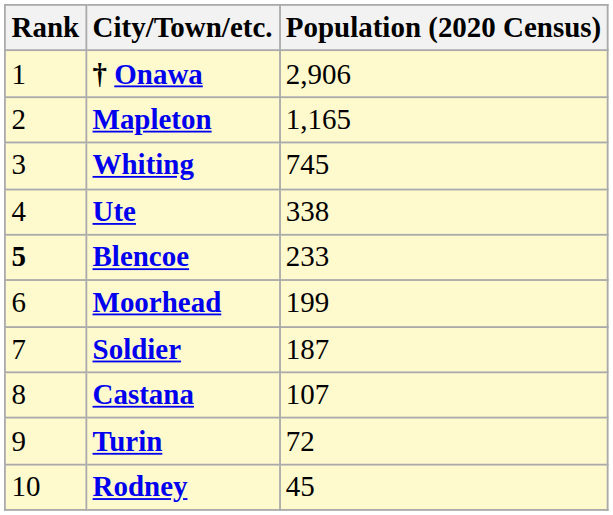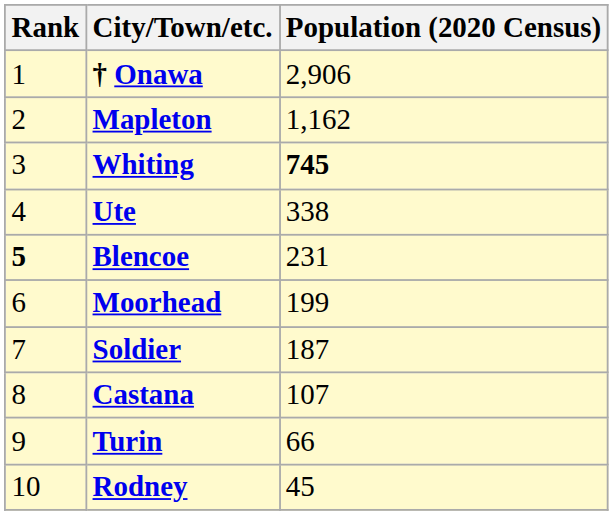(318, 119) 1,165 -> (318, 119) 1,162
(308, 165) normal -> (308, 165) bold
(308, 257) 233 -> (308, 257) 231
(300, 440) 72 -> (300, 440) 66
